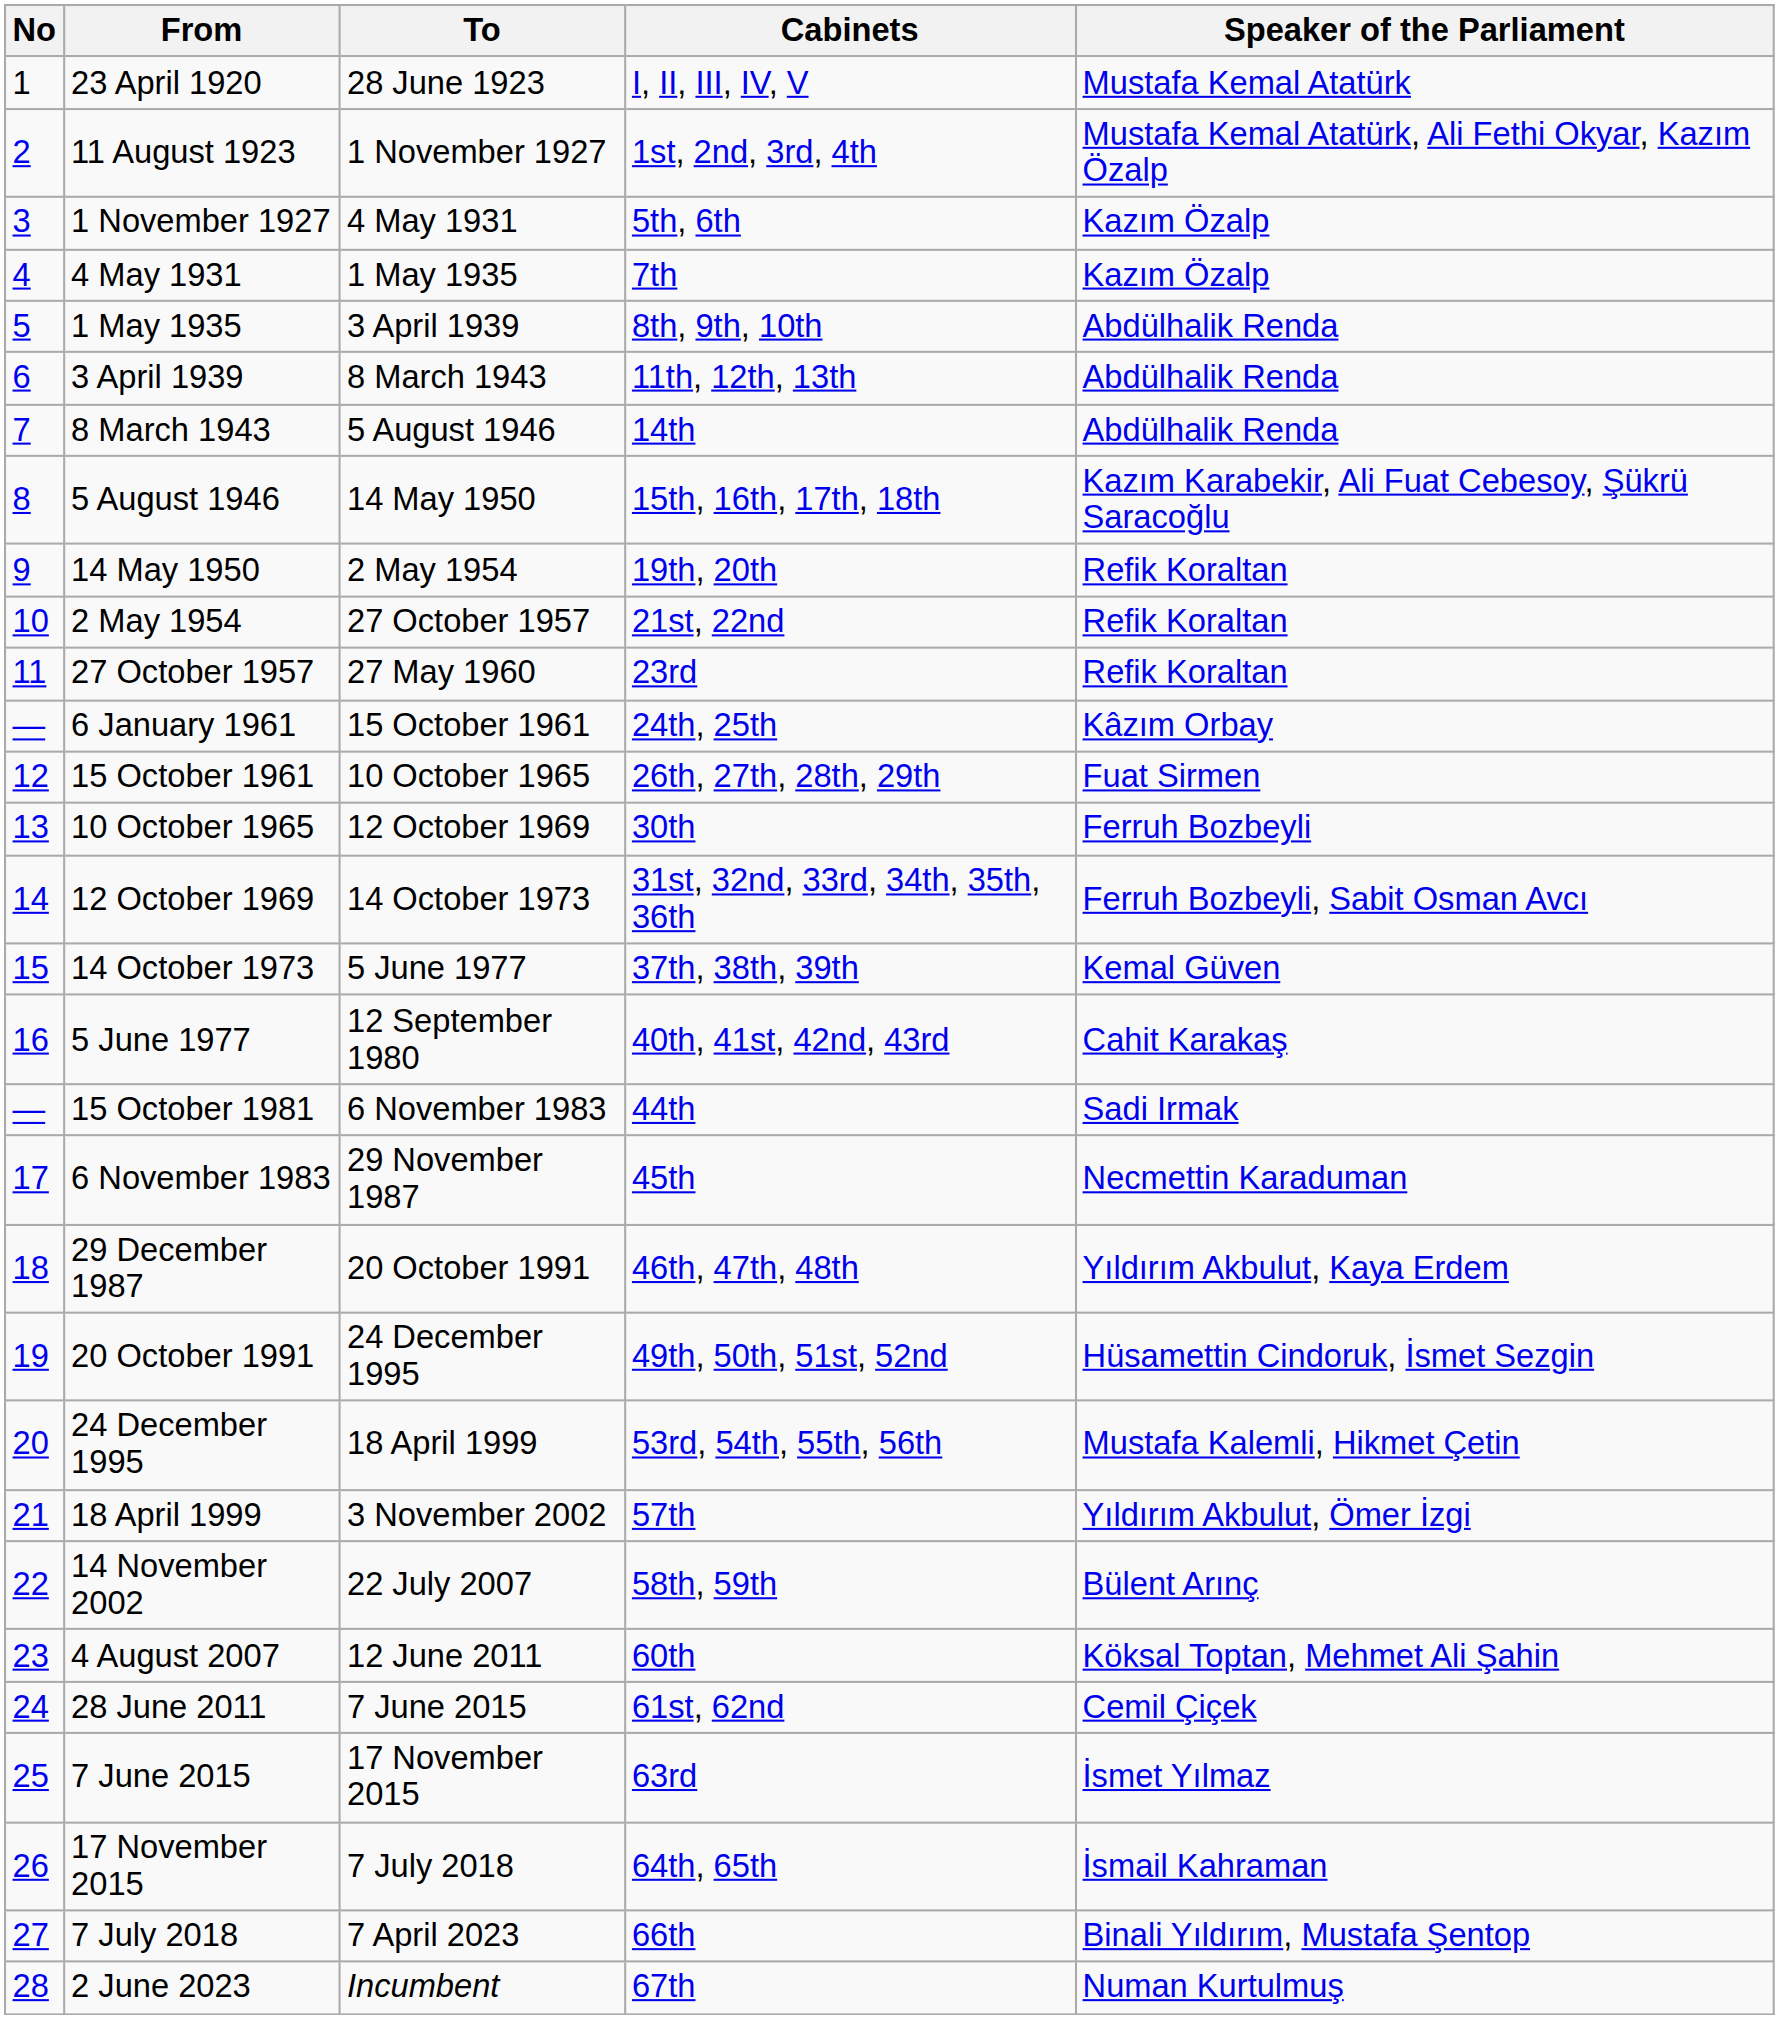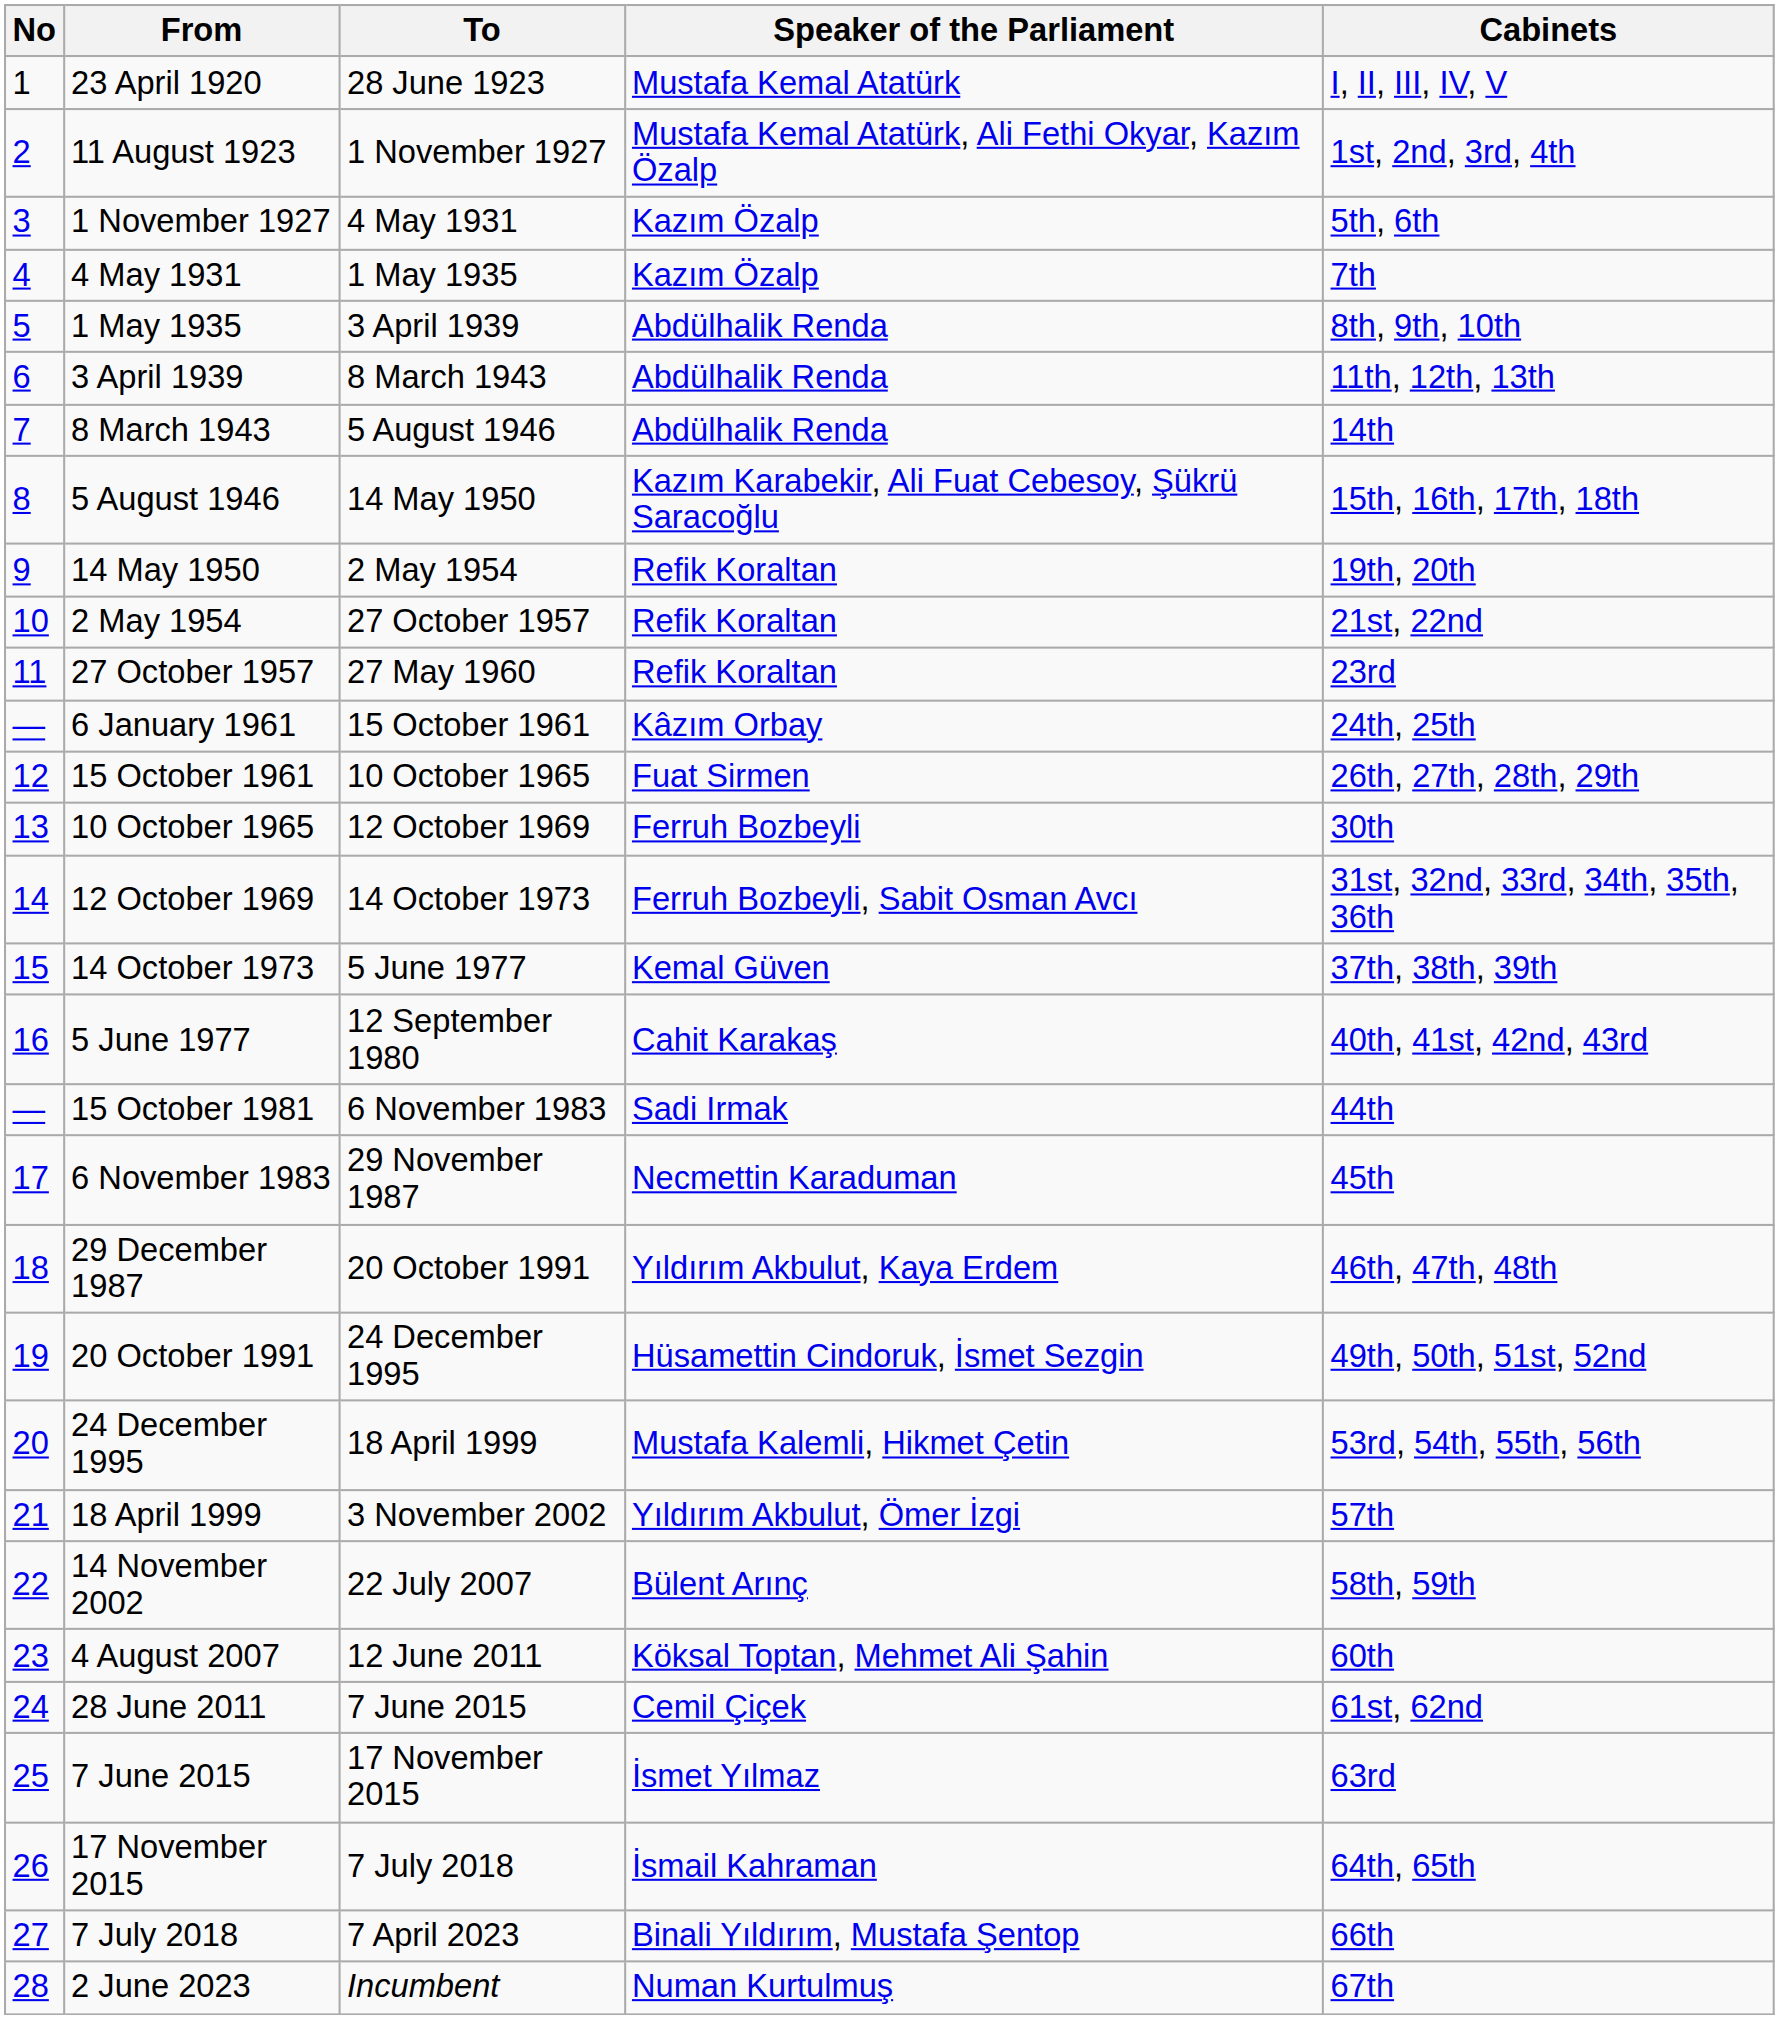columns swapped: (850, 30) <-> (1424, 30)
